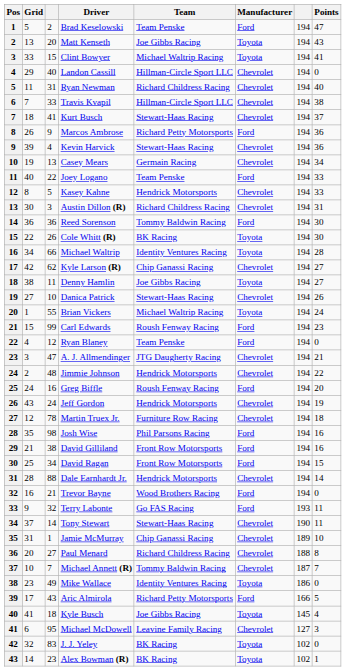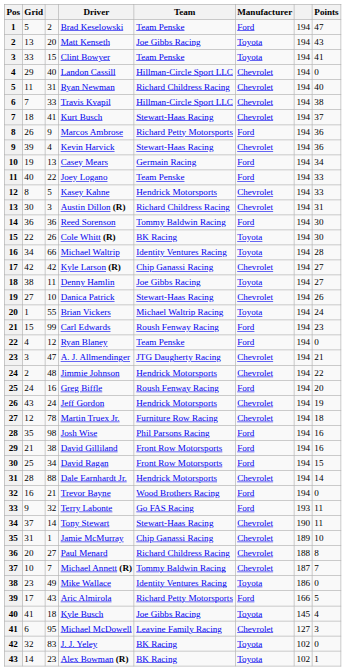(180, 57) Michael Waltrip Racing -> (160, 57) Team Penske
(255, 162) Chevrolet -> (246, 162) Ford
(52, 267) 62 -> (52, 267) 42
